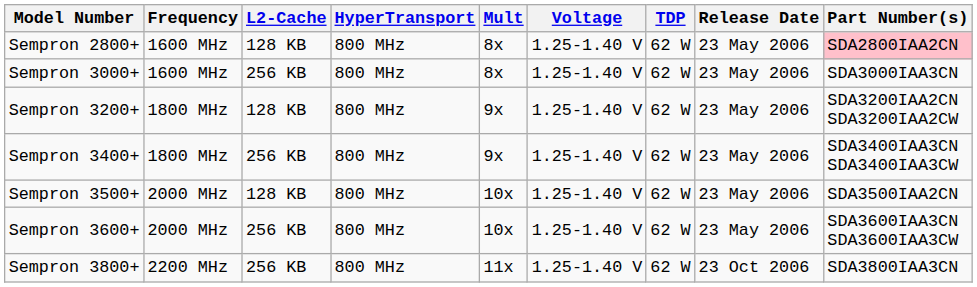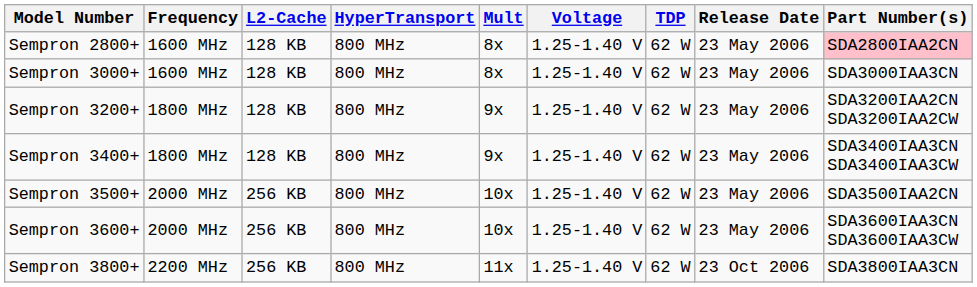(276, 73) 256 KB -> (276, 73) 128 KB
(276, 157) 256 KB -> (276, 157) 128 KB
(276, 194) 128 KB -> (276, 194) 256 KB
